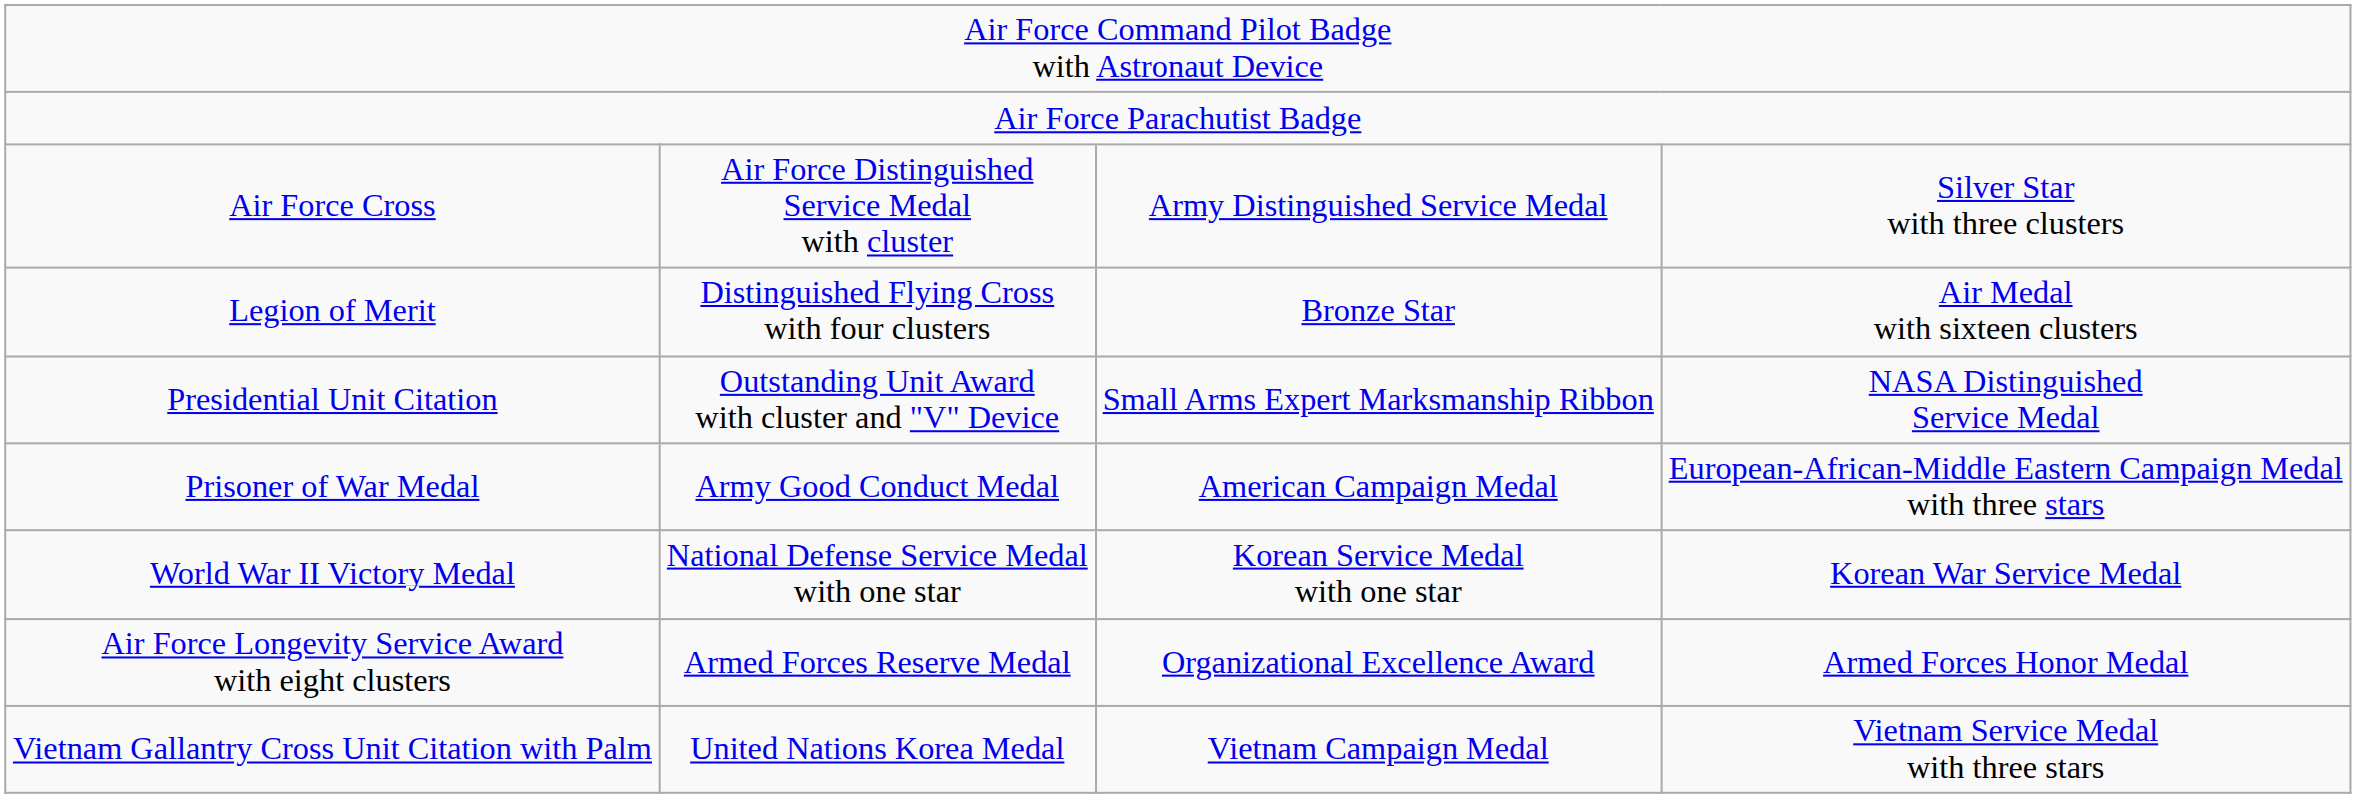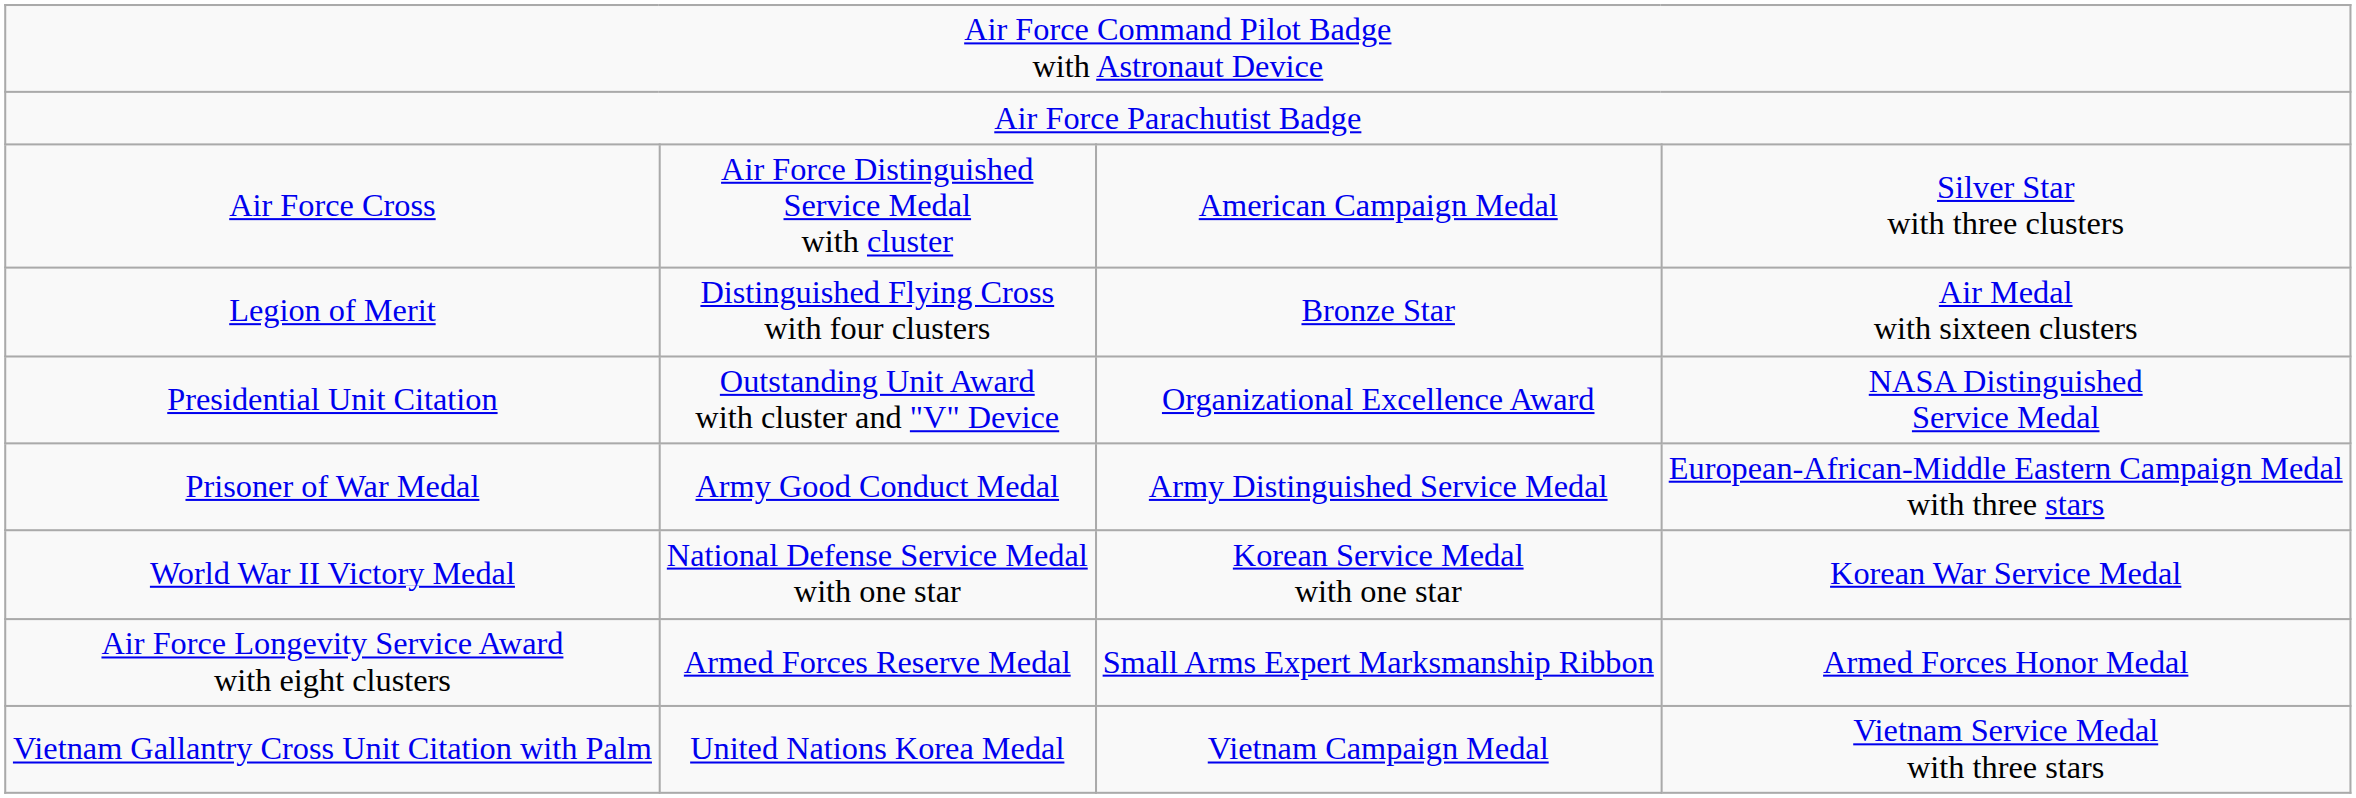(1378, 205) Army Distinguished Service Medal -> (1378, 205) American Campaign Medal
(1378, 398) Small Arms Expert Marksmanship Ribbon -> (1378, 398) Organizational Excellence Award
(1378, 486) American Campaign Medal -> (1378, 486) Army Distinguished Service Medal
(1378, 661) Organizational Excellence Award -> (1378, 661) Small Arms Expert Marksmanship Ribbon
